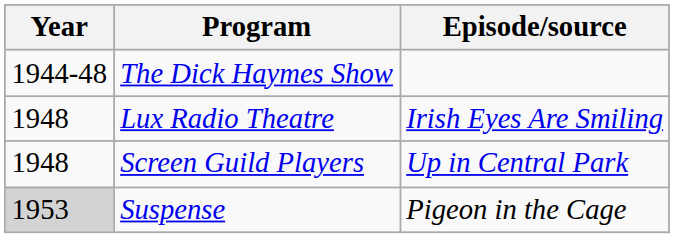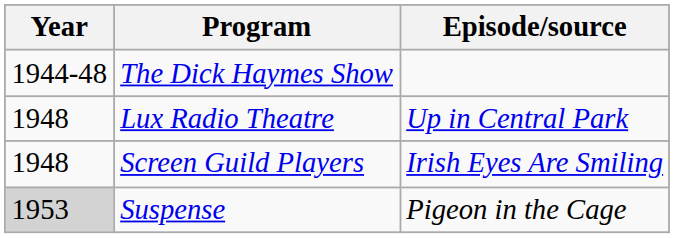(535, 118) Irish Eyes Are Smiling -> (517, 118) Up in Central Park
(517, 163) Up in Central Park -> (535, 163) Irish Eyes Are Smiling
